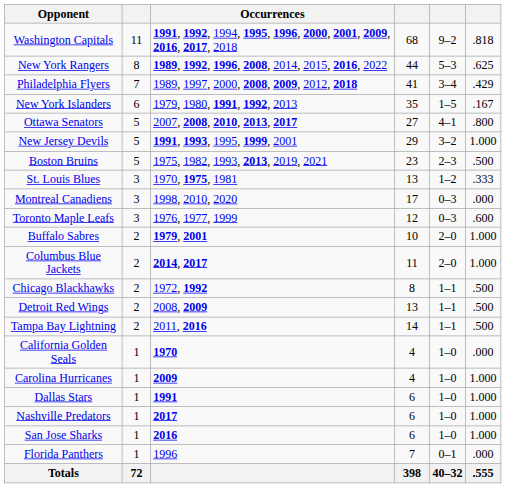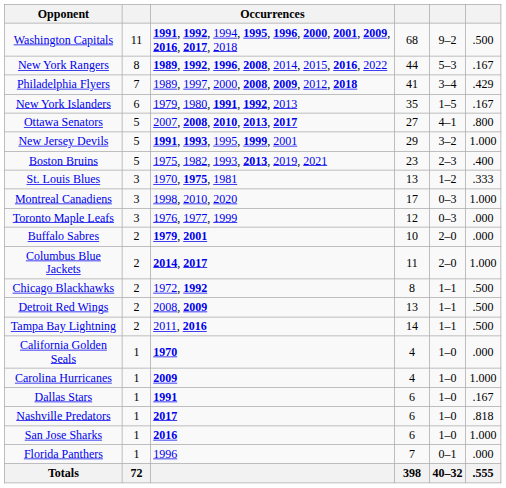(483, 39) .818 -> (483, 39) .500
(483, 65) .625 -> (483, 65) .167
(483, 160) .500 -> (483, 160) .400
(483, 198) .000 -> (483, 198) 1.000
(483, 217) .600 -> (483, 217) .000
(483, 236) 1.000 -> (483, 236) .000
(483, 397) 1.000 -> (483, 397) .167
(483, 416) 1.000 -> (483, 416) .818
